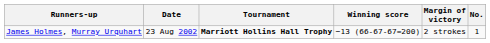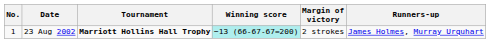columns swapped: (477, 15) <-> (74, 15)
(378, 32) no background -> (256, 32) paleturquoise background
